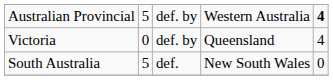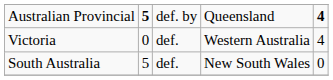(145, 16) normal -> (145, 16) bold
(257, 16) Western Australia -> (239, 16) Queensland
(177, 39) def. by -> (167, 39) def.
(239, 39) Queensland -> (257, 39) Western Australia
